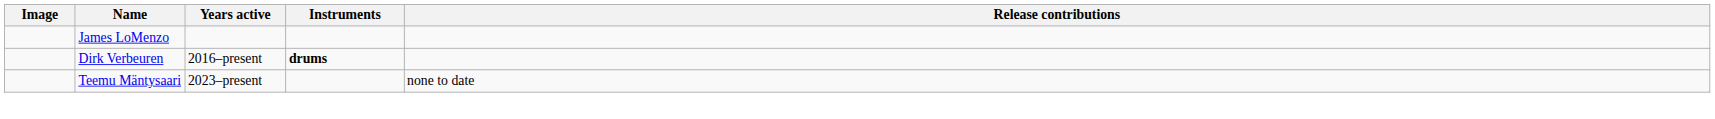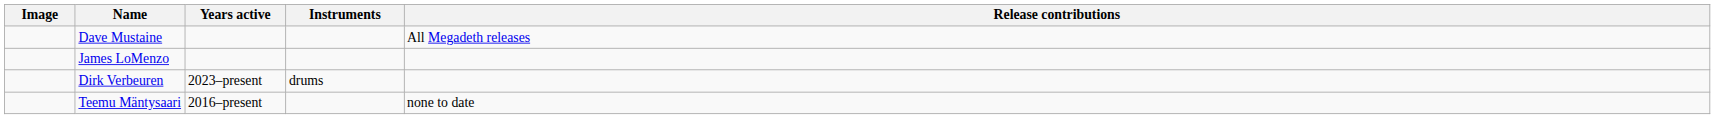+ row: (120, 37)
(225, 59) 2016–present -> (225, 80) 2023–present
(308, 59) bold -> (306, 80) normal
(225, 80) 2023–present -> (225, 102) 2016–present
